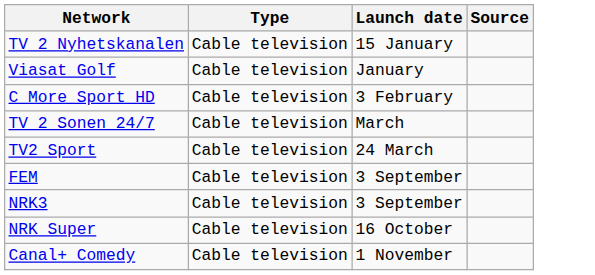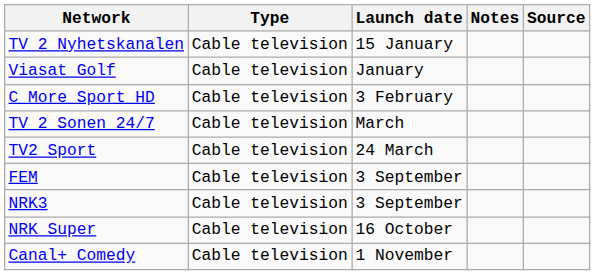+ column: (495, 18)
